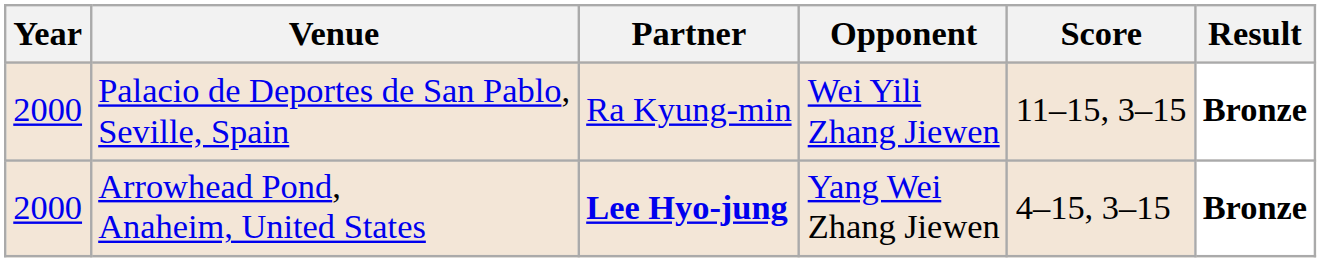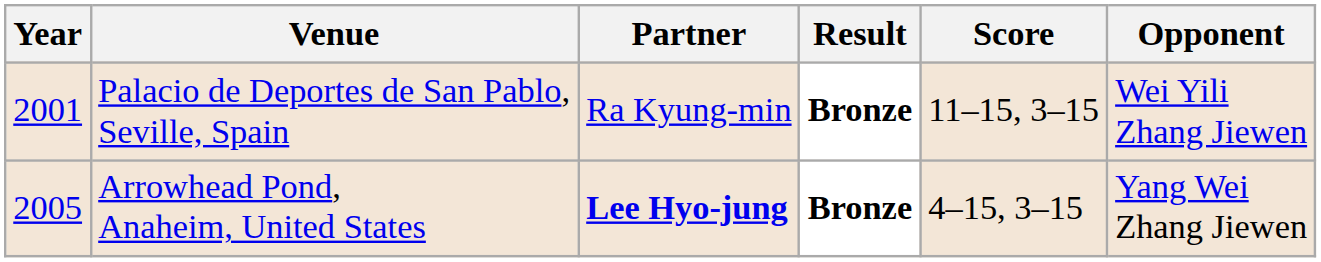columns swapped: (904, 33) <-> (1255, 33)
(48, 110) 2000 -> (48, 110) 2001
(48, 207) 2000 -> (48, 207) 2005
